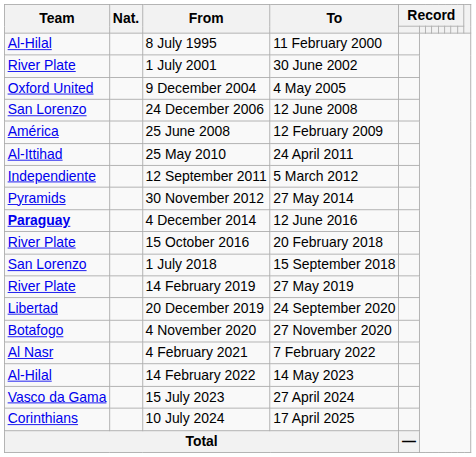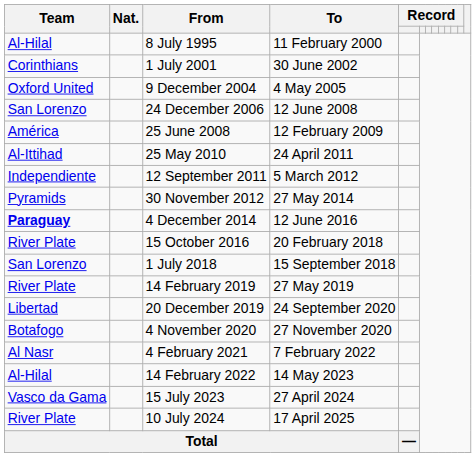(42, 66) River Plate -> (43, 66) Corinthians
(43, 419) Corinthians -> (42, 419) River Plate
